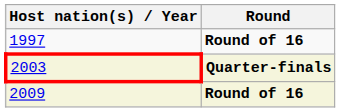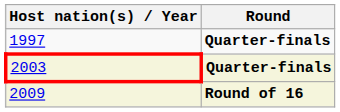(254, 42) Round of 16 -> (268, 42) Quarter-finals
